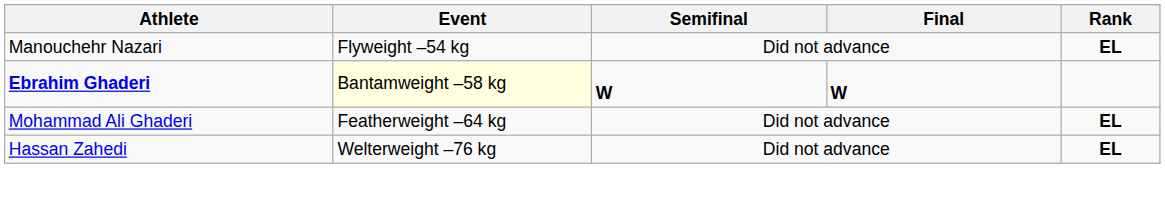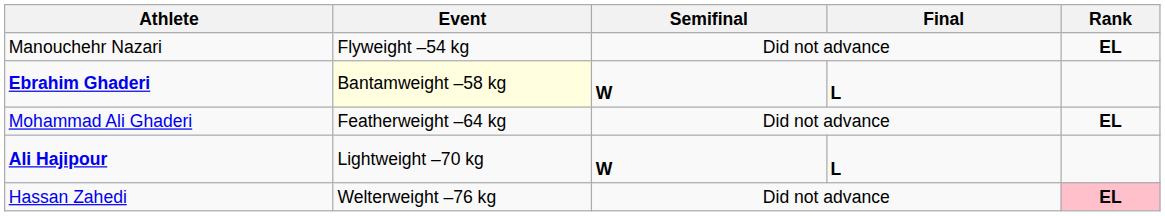(839, 94) W -> (836, 94) L
+ row: (58, 159)
(1110, 149) no background -> (1110, 197) pink background
